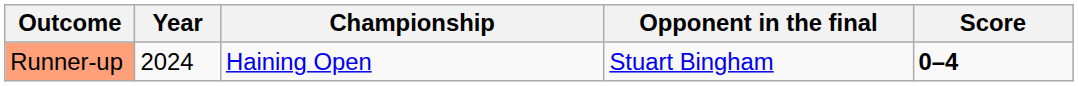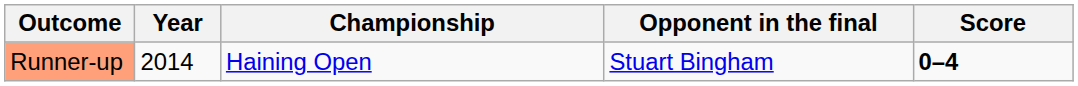(167, 61) 2024 -> (167, 61) 2014
